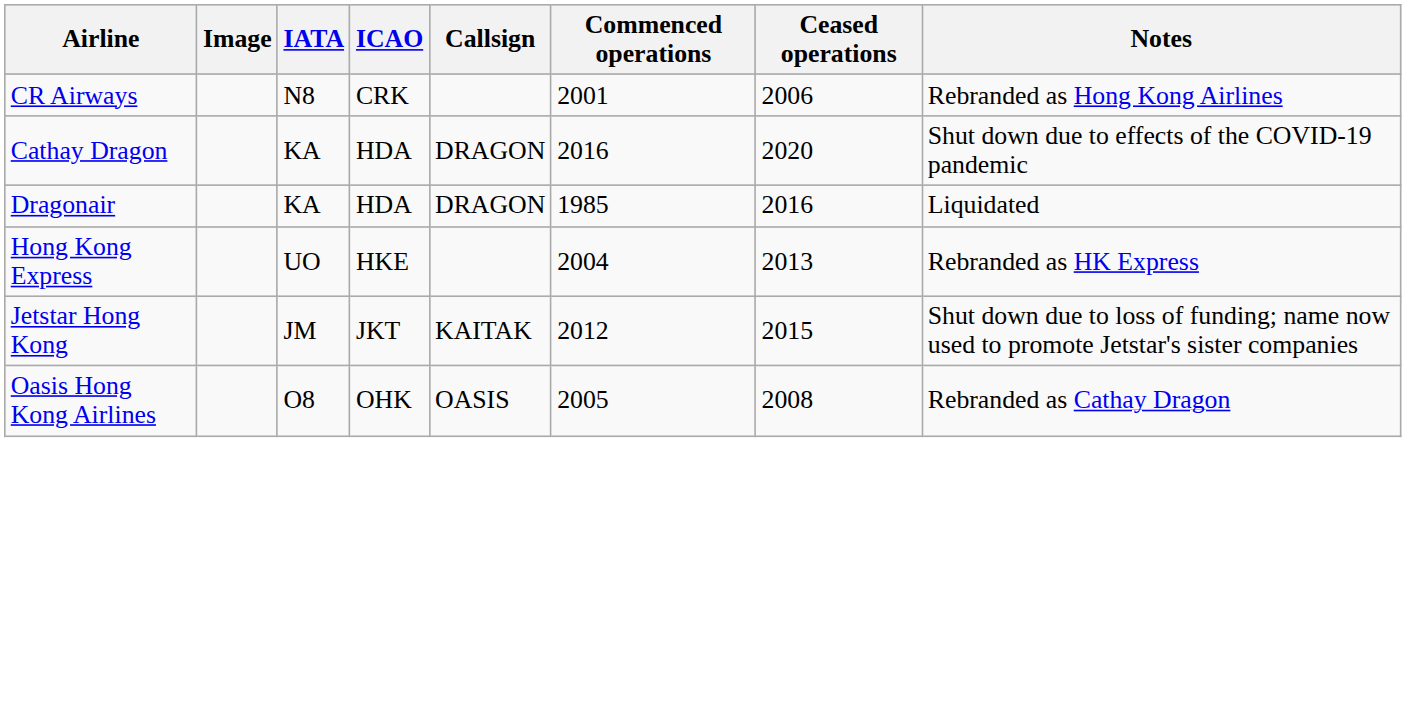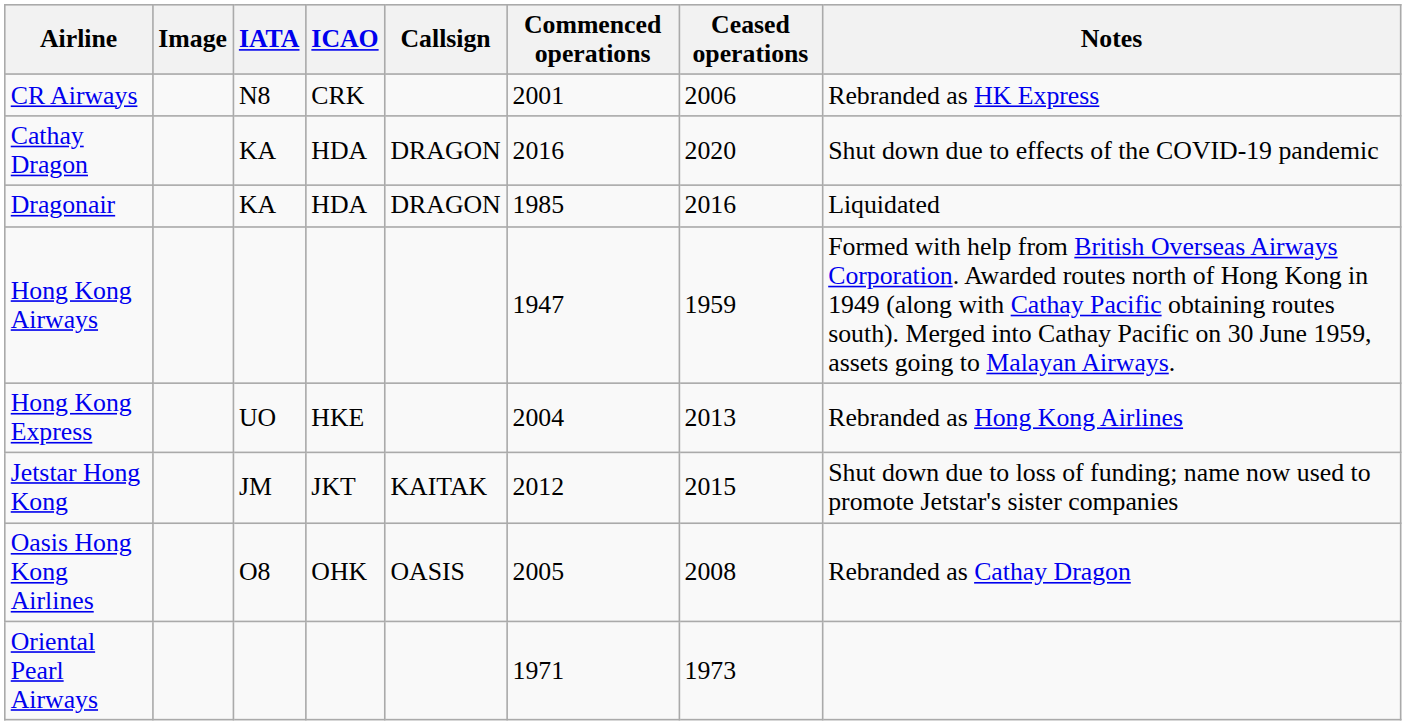(1105, 94) Rebranded as Hong Kong Airlines -> (964, 94) Rebranded as HK Express
+ row: (71, 304)
(1063, 260) Rebranded as HK Express -> (1006, 417) Rebranded as Hong Kong Airlines
+ row: (54, 670)
